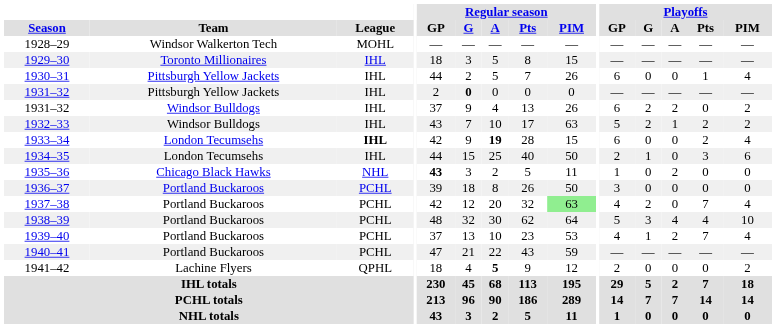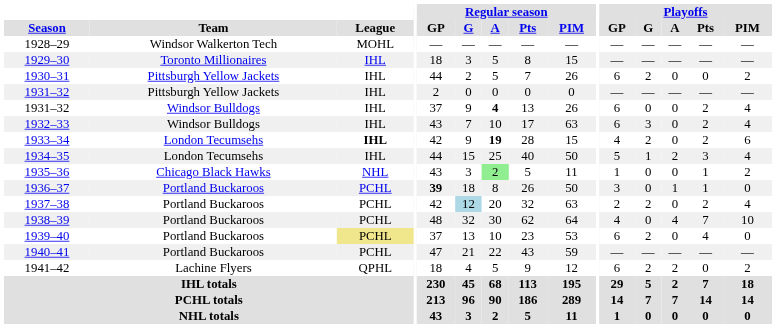(648, 76) 0 -> (648, 76) 2
(706, 76) 1 -> (706, 76) 0
(747, 76) 4 -> (747, 76) 2
(468, 92) bold -> (468, 92) normal
(495, 108) normal -> (495, 108) bold
(648, 108) 2 -> (648, 108) 0
(675, 108) 2 -> (675, 108) 0
(706, 108) 0 -> (706, 108) 2
(747, 108) 2 -> (747, 108) 4
(617, 124) 5 -> (617, 124) 6
(648, 124) 2 -> (648, 124) 3
(675, 124) 1 -> (675, 124) 0
(747, 124) 2 -> (747, 124) 4
(617, 140) 6 -> (617, 140) 4
(648, 140) 0 -> (648, 140) 2
(747, 140) 4 -> (747, 140) 6
(617, 156) 2 -> (617, 156) 5
(675, 156) 0 -> (675, 156) 2
(747, 156) 6 -> (747, 156) 4
(436, 172) bold -> (436, 172) normal
(495, 172) no background -> (495, 172) lightgreen background
(675, 172) 2 -> (675, 172) 0
(706, 172) 0 -> (706, 172) 1
(747, 172) 0 -> (747, 172) 2
(436, 188) normal -> (436, 188) bold
(675, 188) 0 -> (675, 188) 1
(706, 188) 0 -> (706, 188) 1
(468, 204) no background -> (468, 204) lightblue background
(572, 204) lightgreen background -> (572, 204) no background
(617, 204) 4 -> (617, 204) 2
(706, 204) 7 -> (706, 204) 2
(617, 220) 5 -> (617, 220) 4
(648, 220) 3 -> (648, 220) 0
(706, 220) 4 -> (706, 220) 7
(375, 236) no background -> (375, 236) khaki background
(617, 236) 4 -> (617, 236) 6
(648, 236) 1 -> (648, 236) 2
(675, 236) 2 -> (675, 236) 0
(706, 236) 7 -> (706, 236) 4
(747, 236) 4 -> (747, 236) 0
(495, 268) bold -> (495, 268) normal
(617, 268) 2 -> (617, 268) 6
(648, 268) 0 -> (648, 268) 2
(675, 268) 0 -> (675, 268) 2
